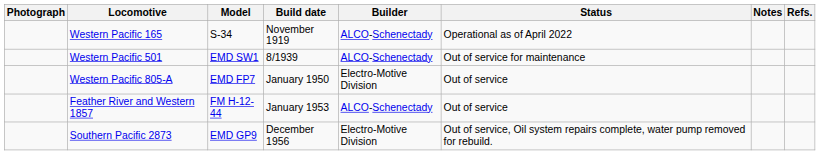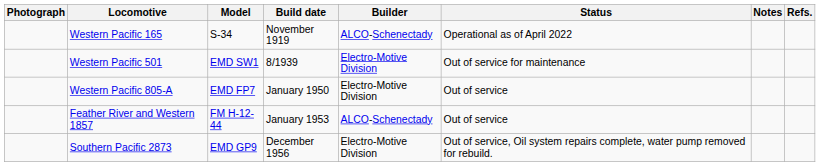(387, 57) ALCO-Schenectady -> (374, 63) Electro-Motive Division
